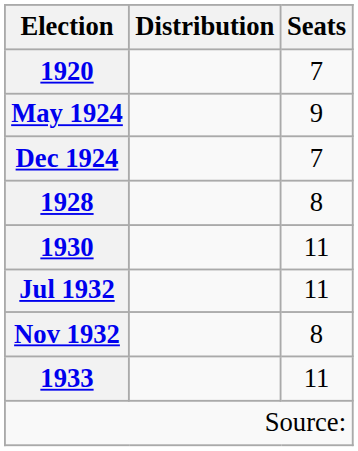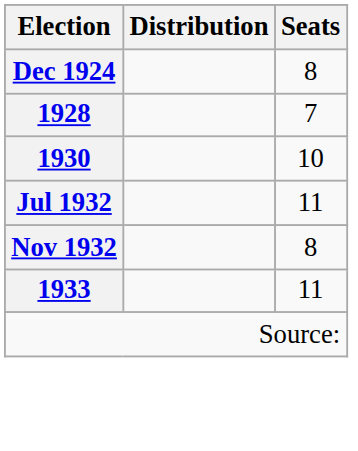- row: (67, 70)
- row: (67, 114)
(316, 158) 7 -> (311, 70) 8
(316, 202) 8 -> (311, 114) 7
(316, 246) 11 -> (311, 158) 10
